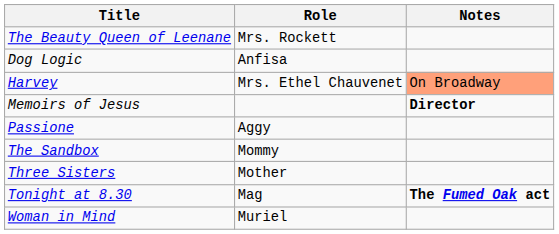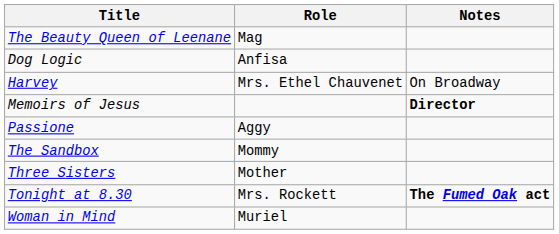(287, 38) Mrs. Rockett -> (250, 38) Mag
(455, 83) lightsalmon background -> (455, 83) no background
(250, 195) Mag -> (287, 195) Mrs. Rockett
